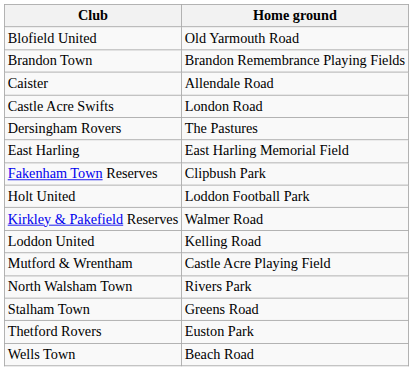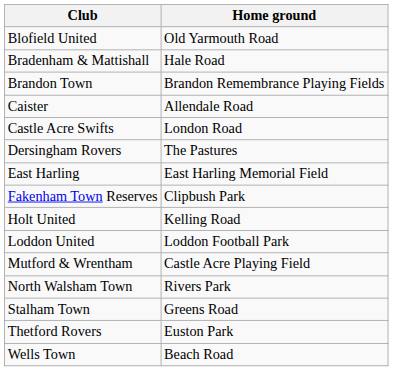+ row: (79, 60)
(247, 196) Loddon Football Park -> (202, 219) Kelling Road
- row: (93, 219)
(223, 241) Kelling Road -> (227, 241) Loddon Football Park
